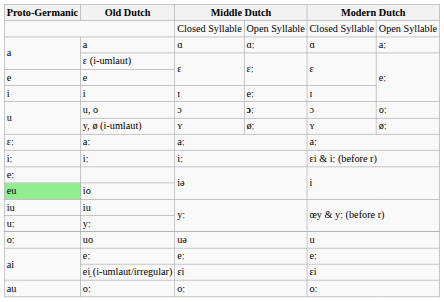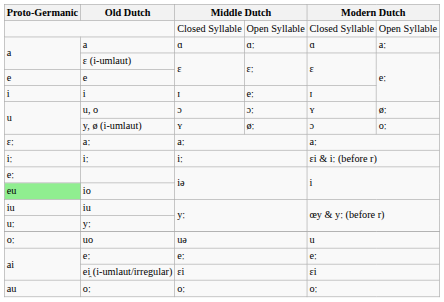(250, 110) bold -> (250, 110) normal
(312, 110) ɔ -> (312, 110) ʏ
(383, 110) oː -> (383, 110) øː
(312, 126) ʏ -> (312, 126) ɔ
(383, 126) øː -> (383, 126) oː
